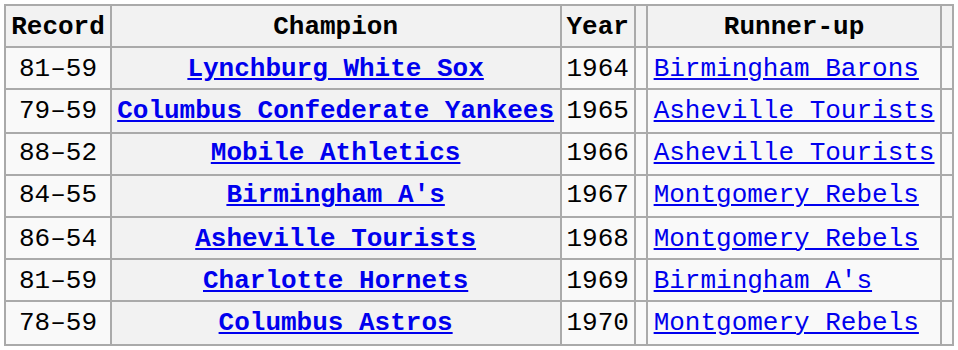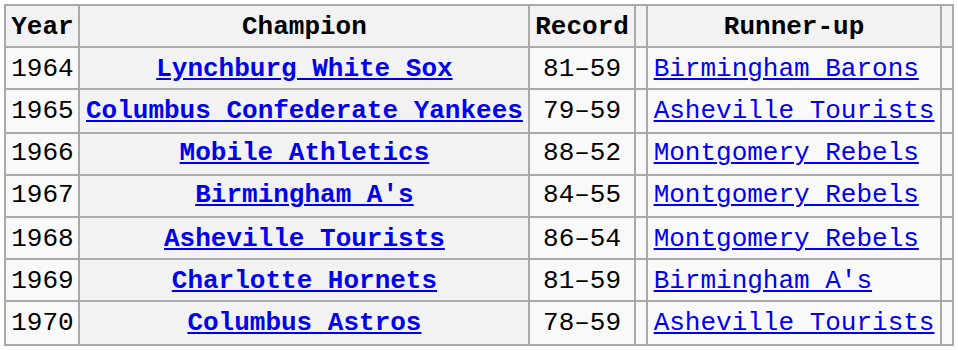columns swapped: (598, 26) <-> (58, 26)
(794, 153) Asheville Tourists -> (786, 153) Montgomery Rebels
(786, 323) Montgomery Rebels -> (794, 323) Asheville Tourists
